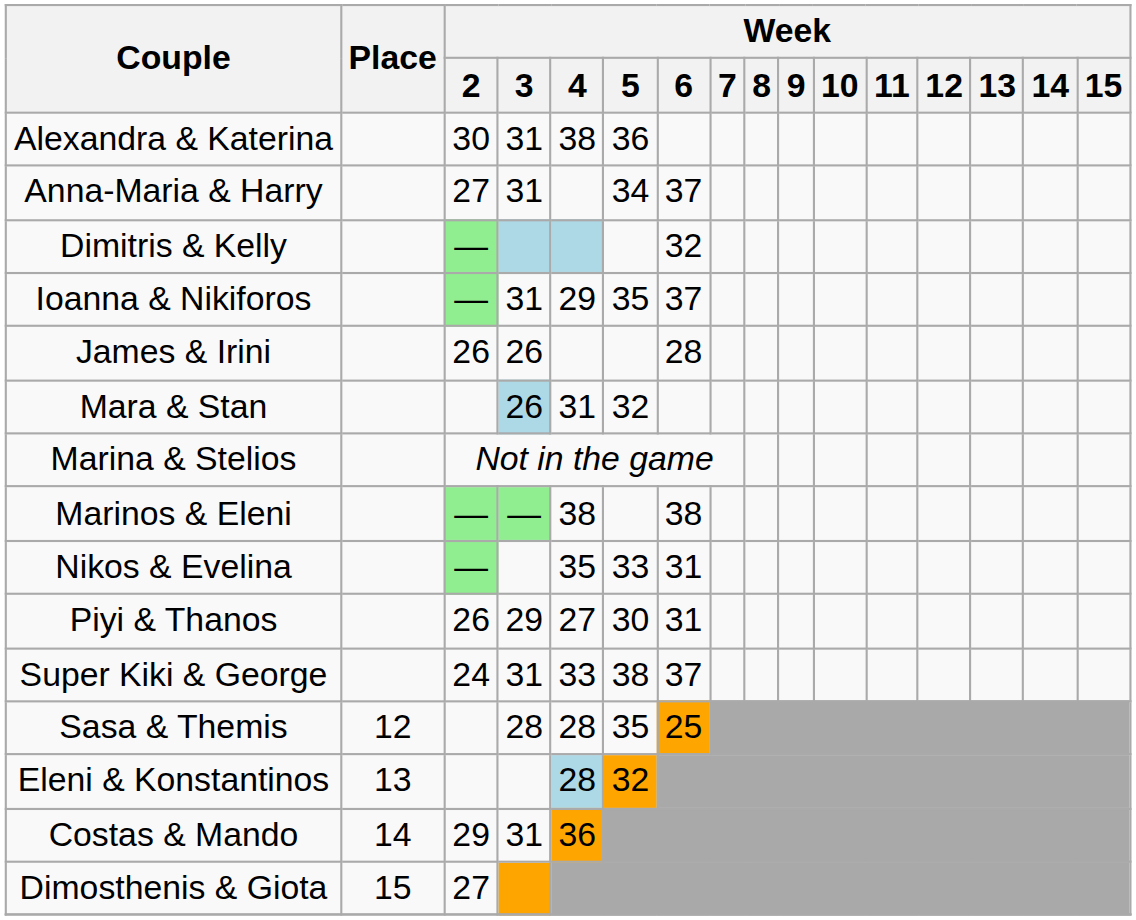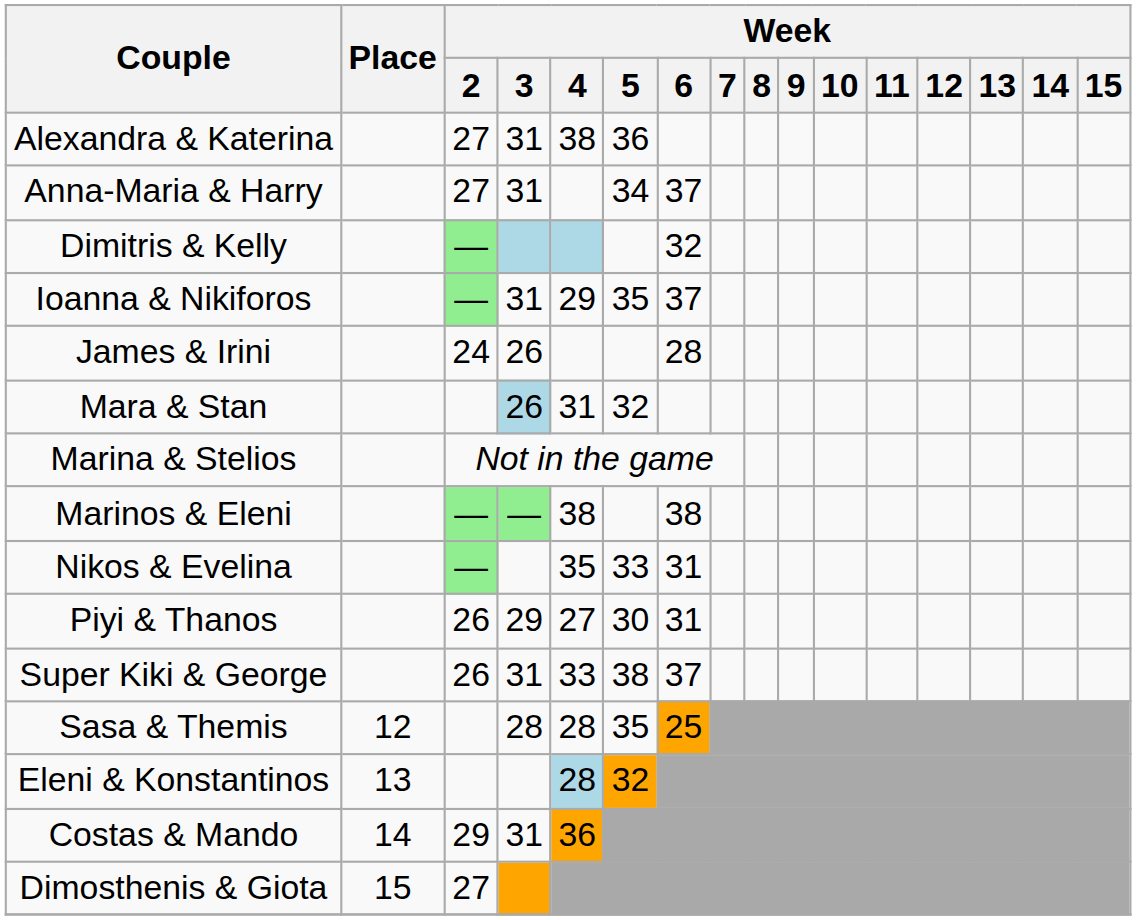(471, 138) 30 -> (471, 138) 27
(471, 352) 26 -> (471, 352) 24
(471, 673) 24 -> (471, 673) 26
